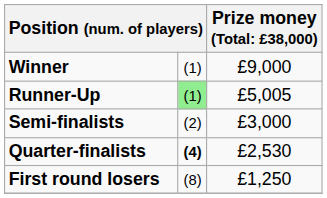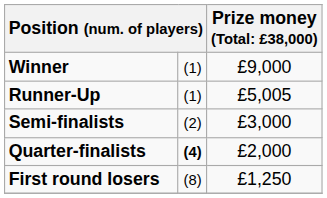(193, 96) lightgreen background -> (193, 96) no background
(264, 151) £2,530 -> (264, 151) £2,000
